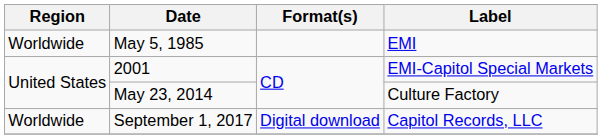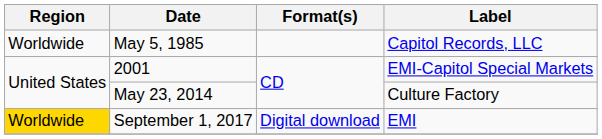(402, 43) EMI -> (465, 43) Capitol Records, LLC
(46, 120) no background -> (46, 120) gold background
(465, 120) Capitol Records, LLC -> (402, 120) EMI
